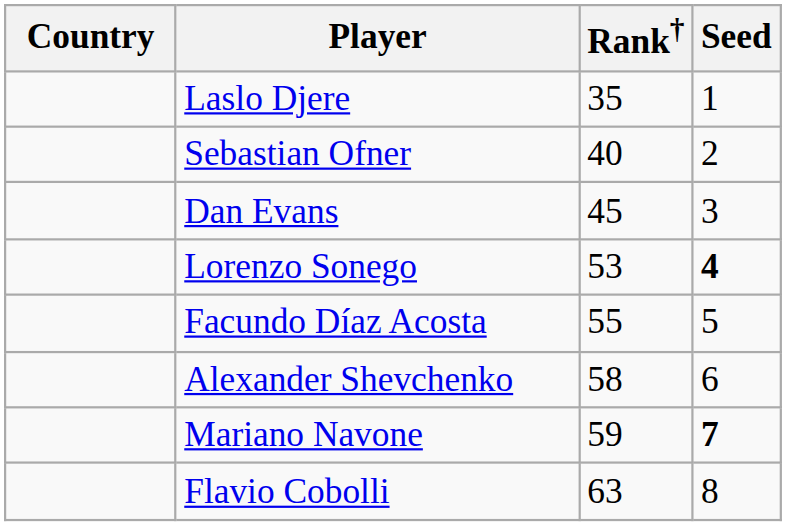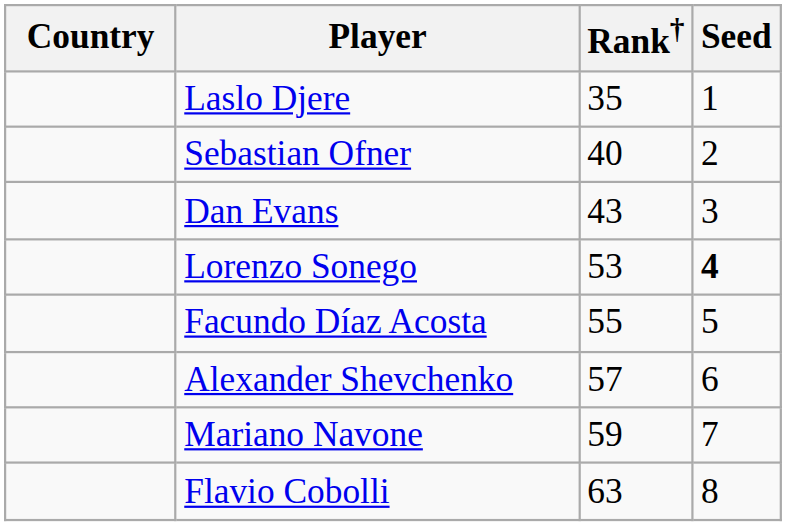(605, 210) 45 -> (605, 210) 43
(605, 378) 58 -> (605, 378) 57
(710, 434) bold -> (710, 434) normal
